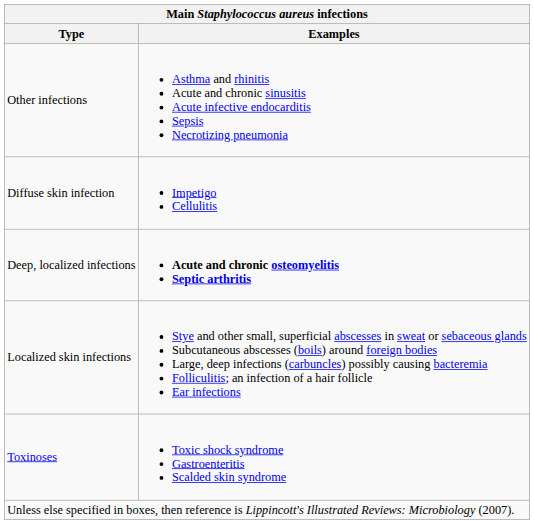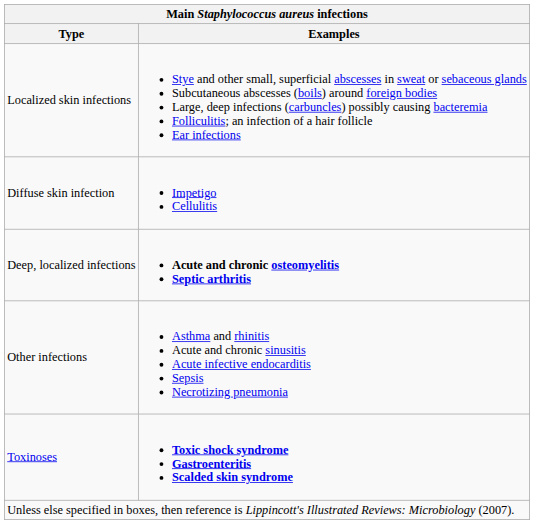rows swapped: (69, 357) <-> (47, 100)
(334, 464) normal -> (334, 464) bold
